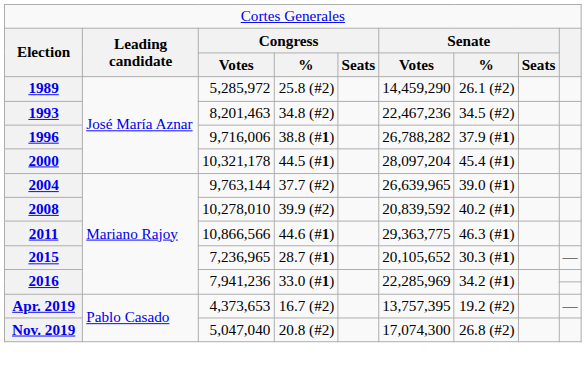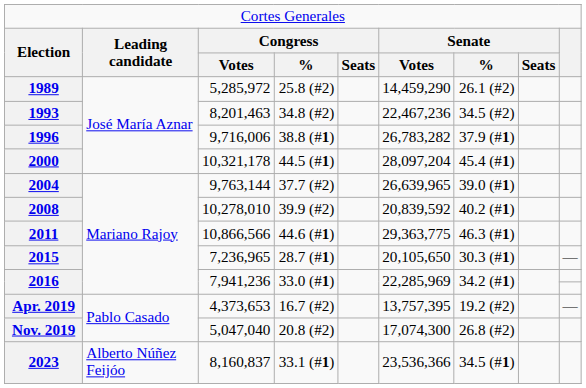(416, 137) 26,788,282 -> (416, 137) 26,783,282
(416, 257) 20,105,652 -> (416, 257) 20,105,650
+ row: (44, 362)
